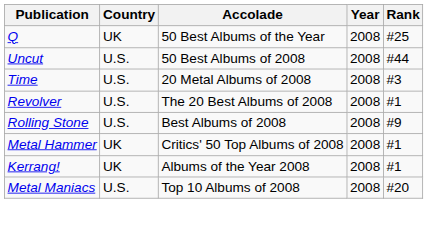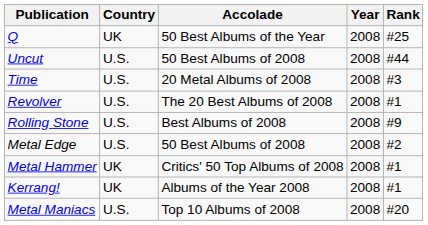+ row: (42, 144)
